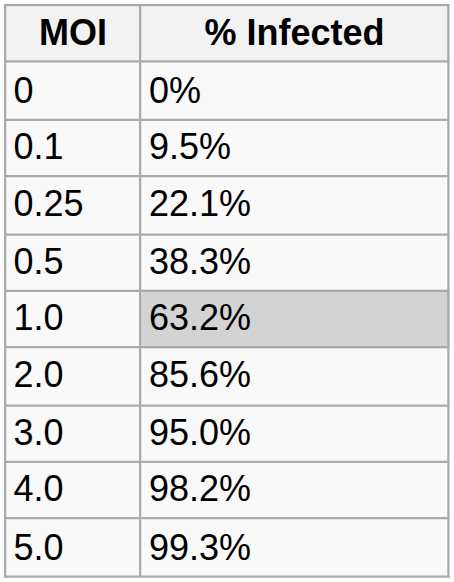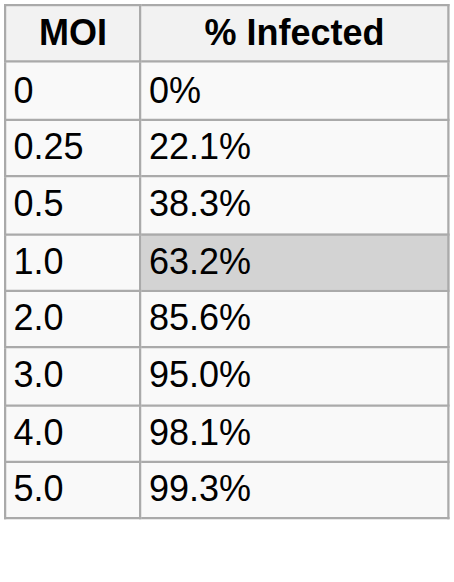- row: (38, 147)
(200, 489) 98.2% -> (200, 432) 98.1%
